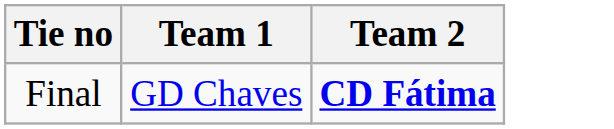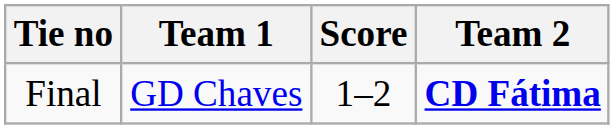+ column: (363, 33)
